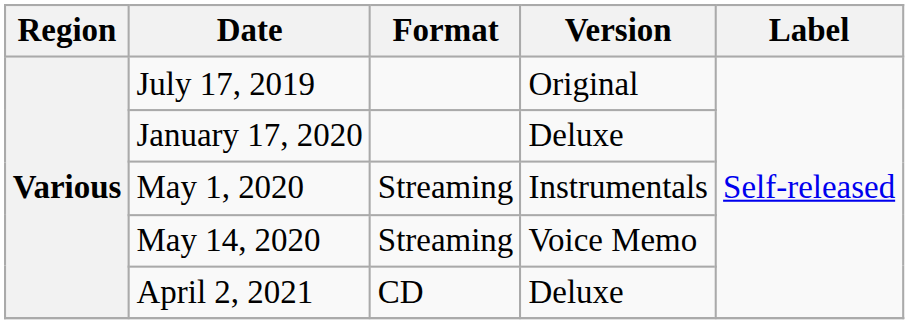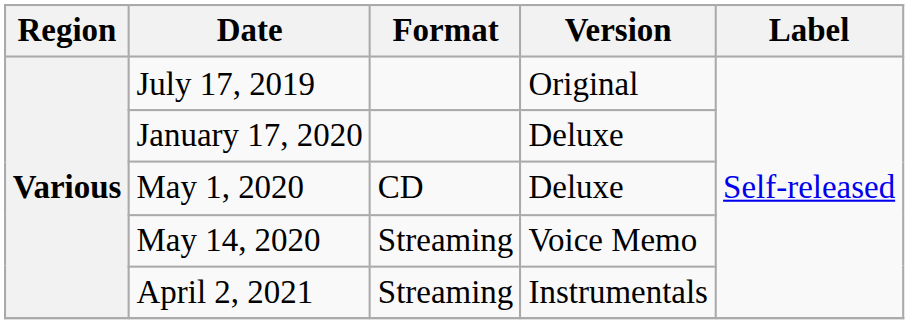(446, 187) Streaming -> (401, 187) CD
(618, 187) Instrumentals -> (576, 187) Deluxe
(401, 291) CD -> (446, 291) Streaming
(576, 291) Deluxe -> (618, 291) Instrumentals
